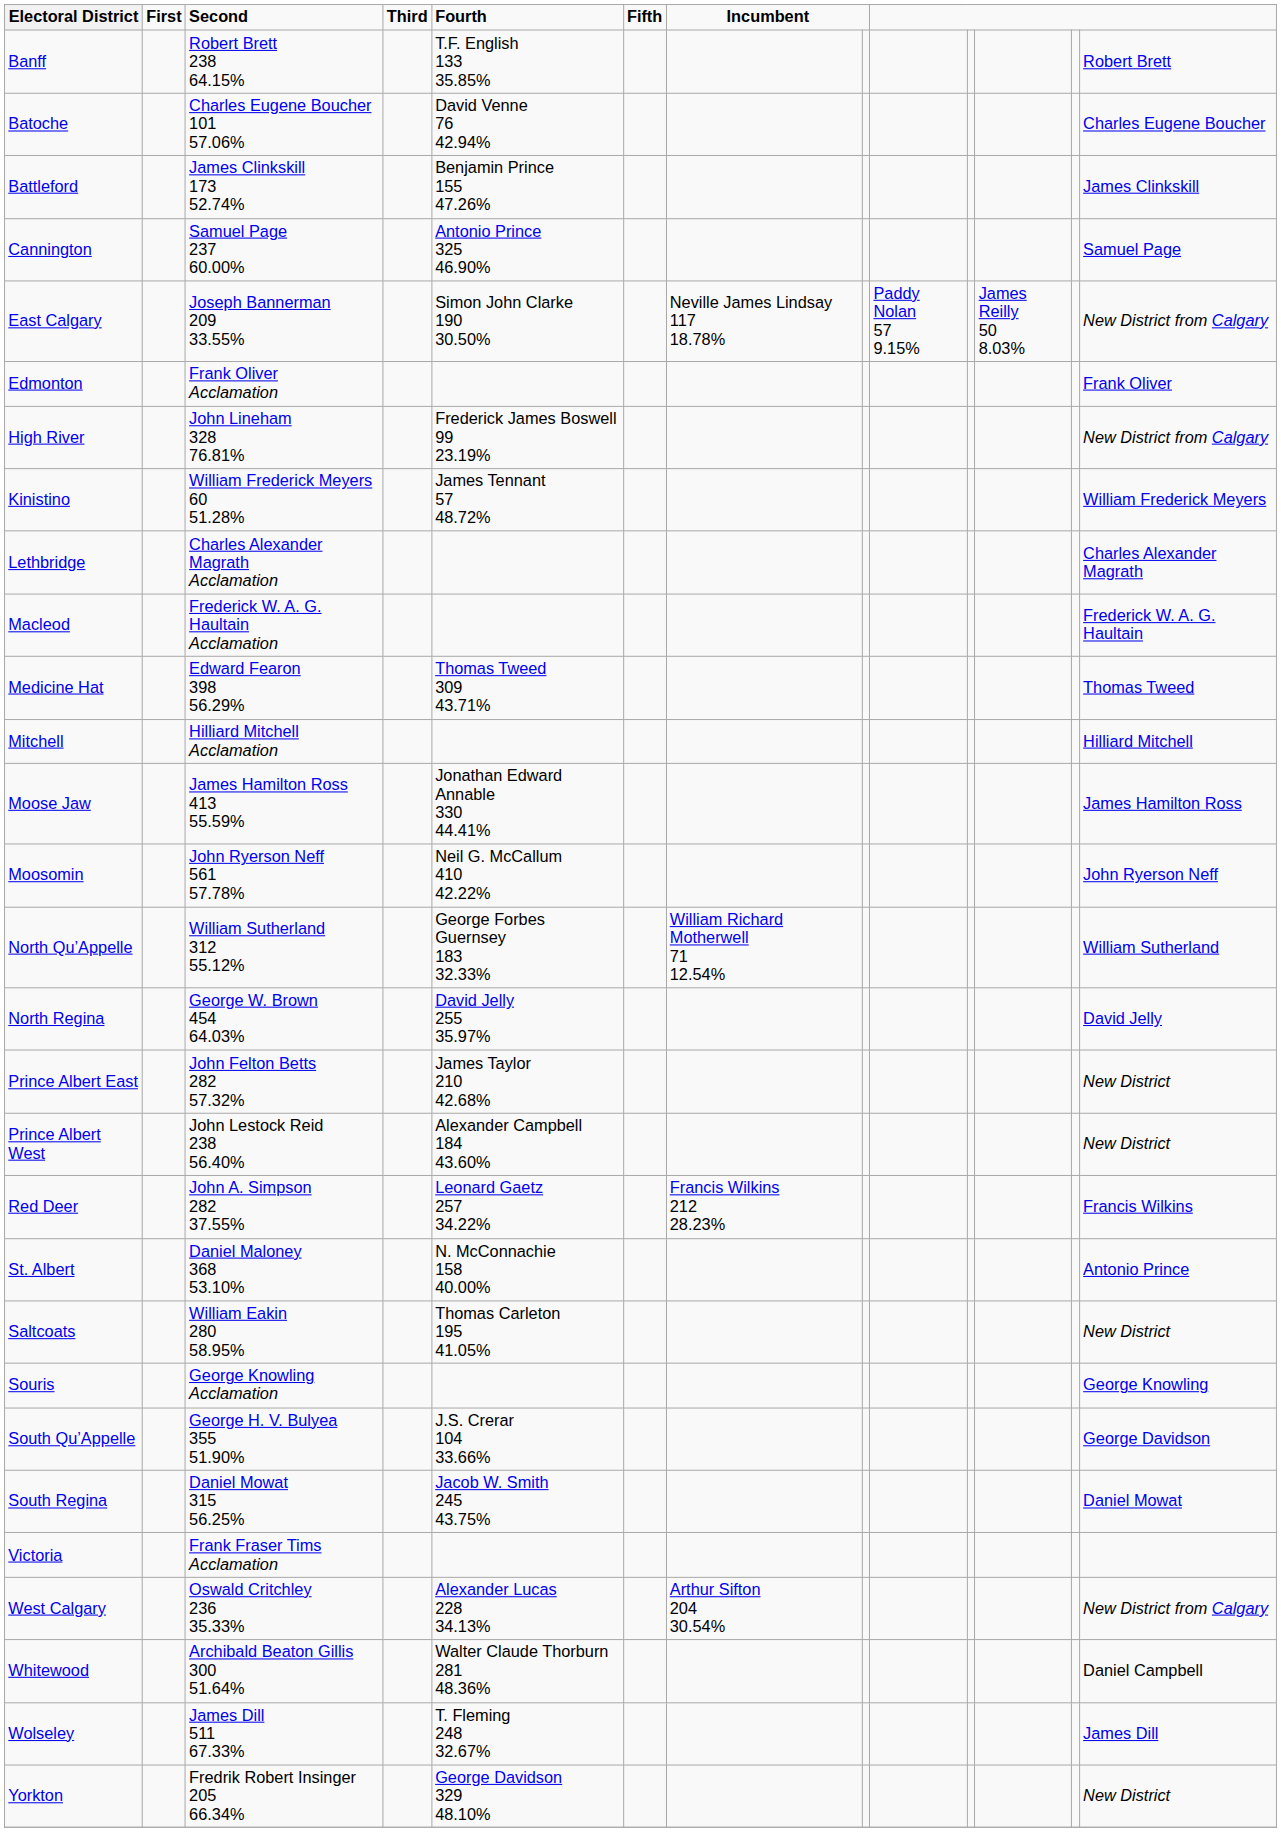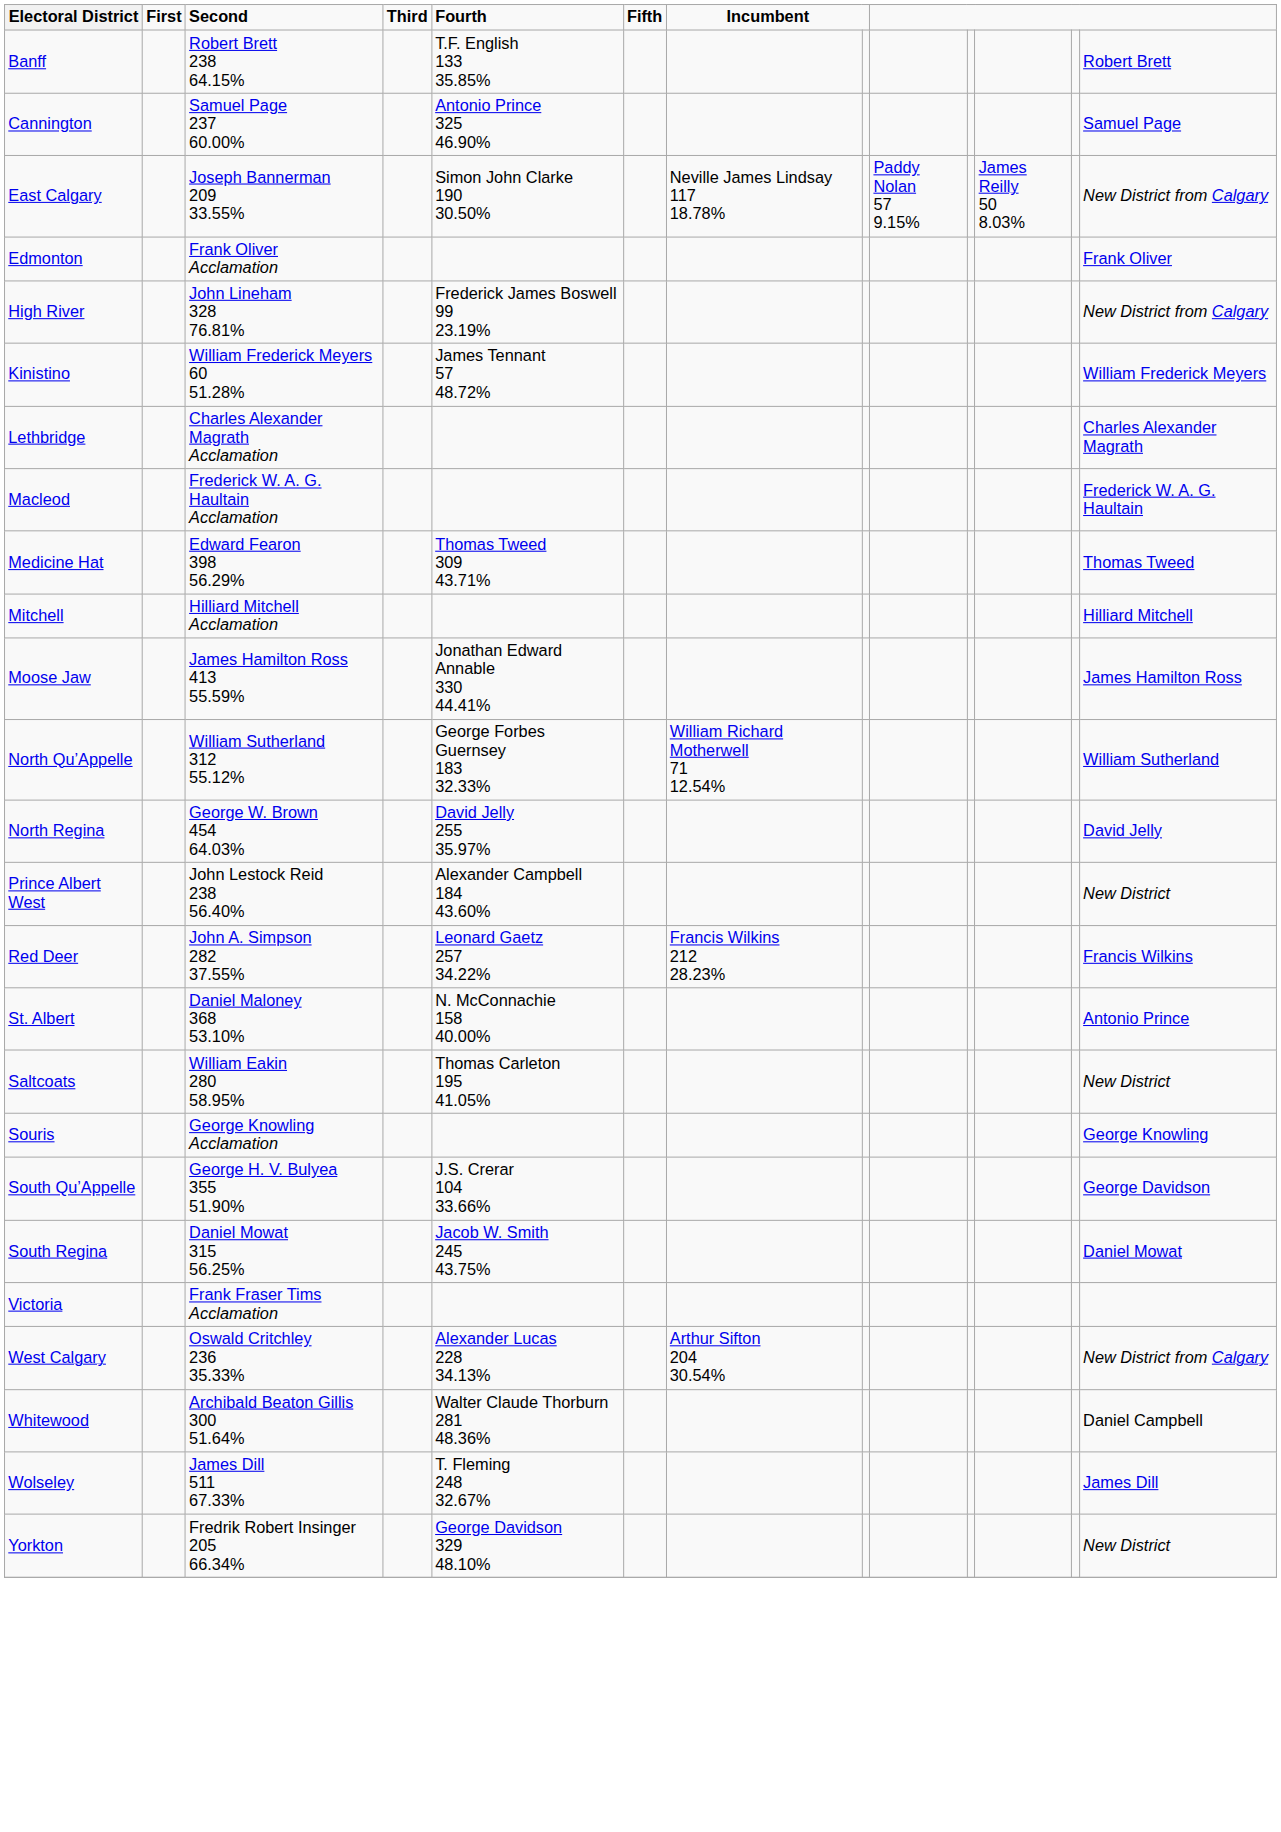- row: (38, 124)
- row: (43, 186)
- row: (46, 875)
- row: (73, 1081)
